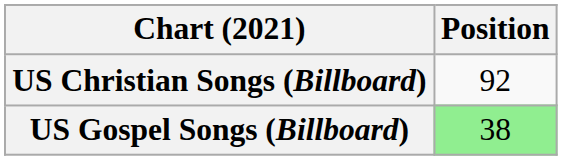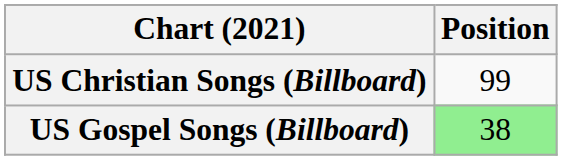(495, 79) 92 -> (495, 79) 99
